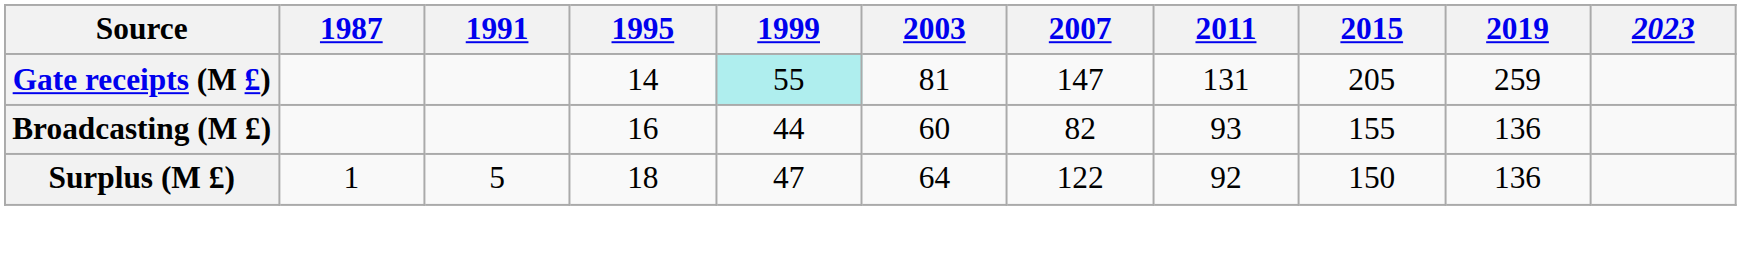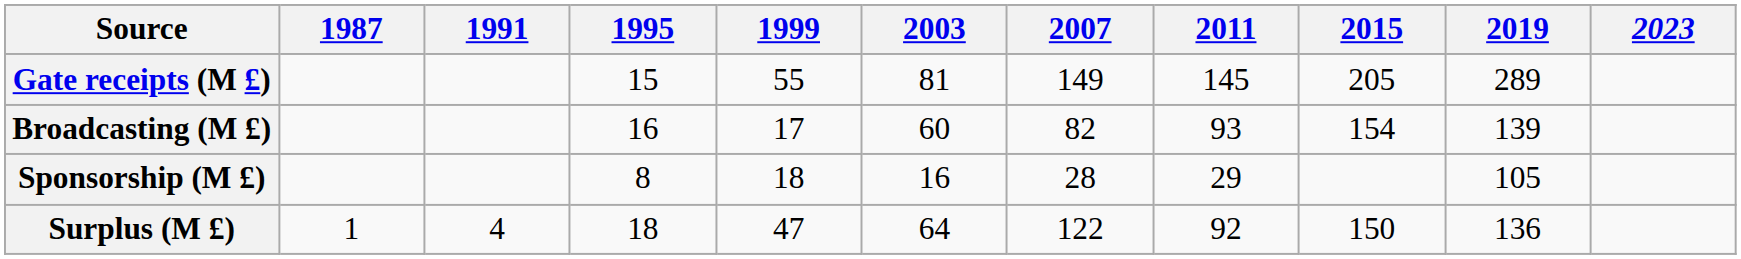(643, 79) 14 -> (643, 79) 15
(789, 79) paleturquoise background -> (789, 79) no background
(1080, 79) 147 -> (1080, 79) 149
(1226, 79) 131 -> (1226, 79) 145
(1518, 79) 259 -> (1518, 79) 289
(789, 128) 44 -> (789, 128) 17
(1372, 128) 155 -> (1372, 128) 154
(1518, 128) 136 -> (1518, 128) 139
+ row: (142, 178)
(497, 178) 5 -> (497, 228) 4
